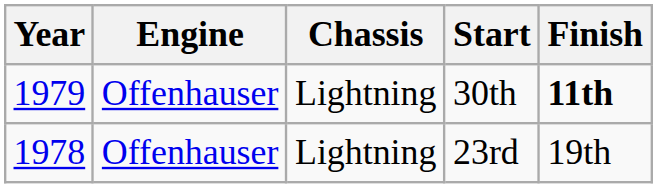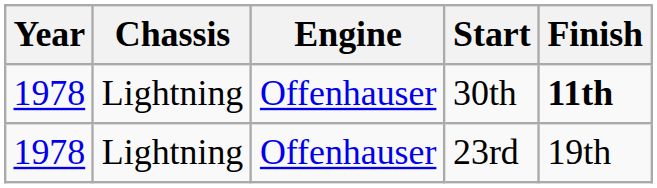columns swapped: (366, 34) <-> (190, 34)
(49, 93) 1979 -> (49, 93) 1978
